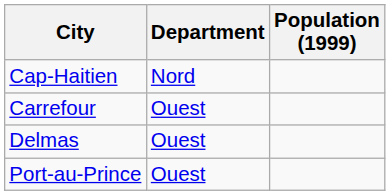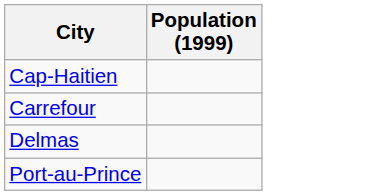- column: (208, 32)
